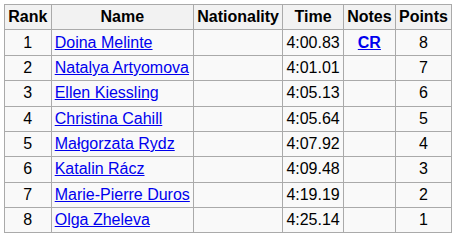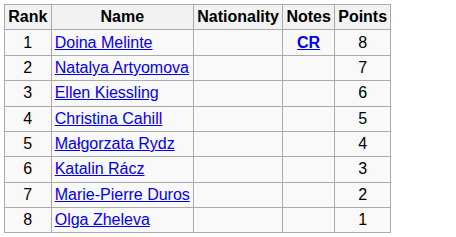- column: (313, 17)
